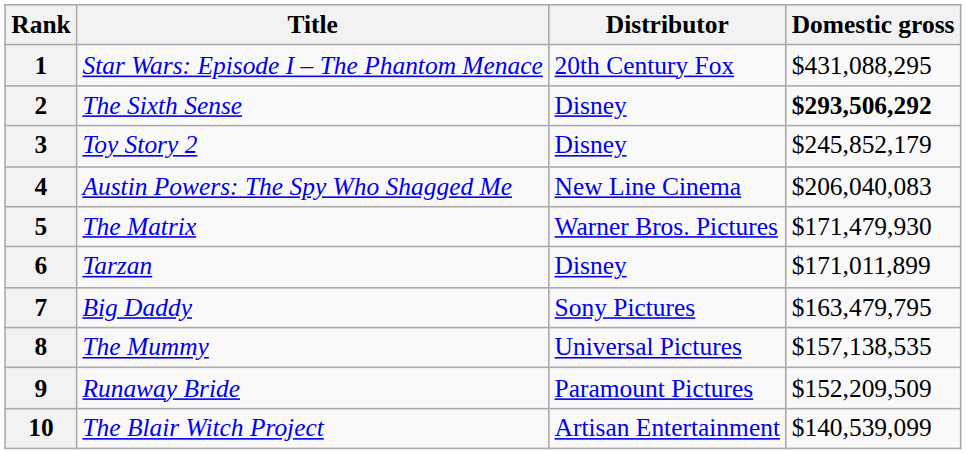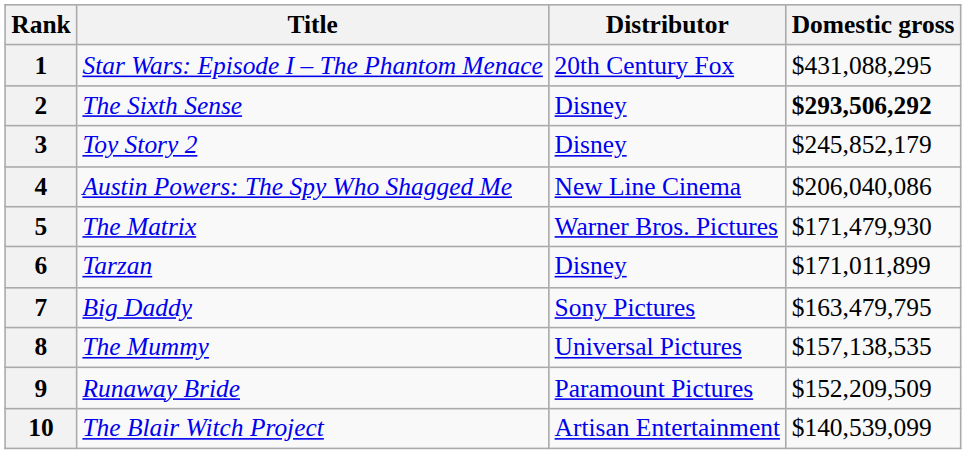(862, 186) $206,040,083 -> (862, 186) $206,040,086
